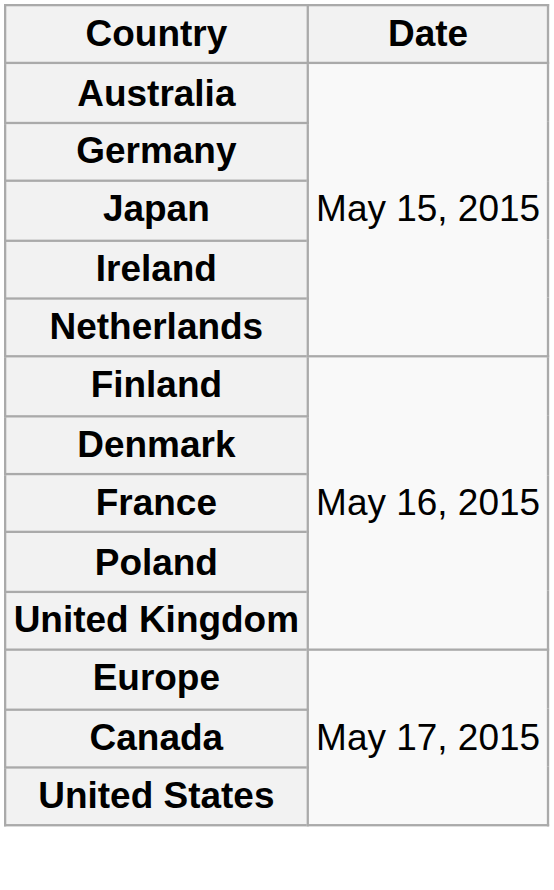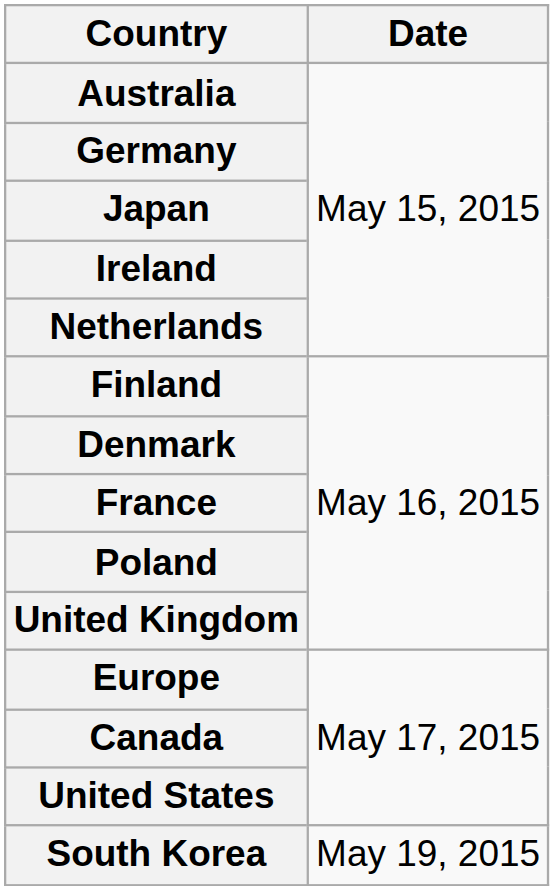+ row: (156, 854)
